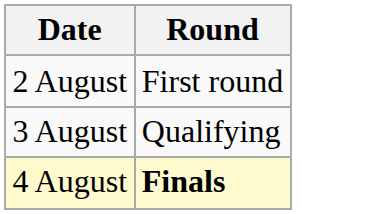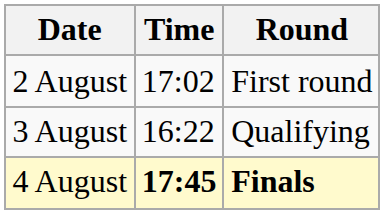+ column: (179, 29)
